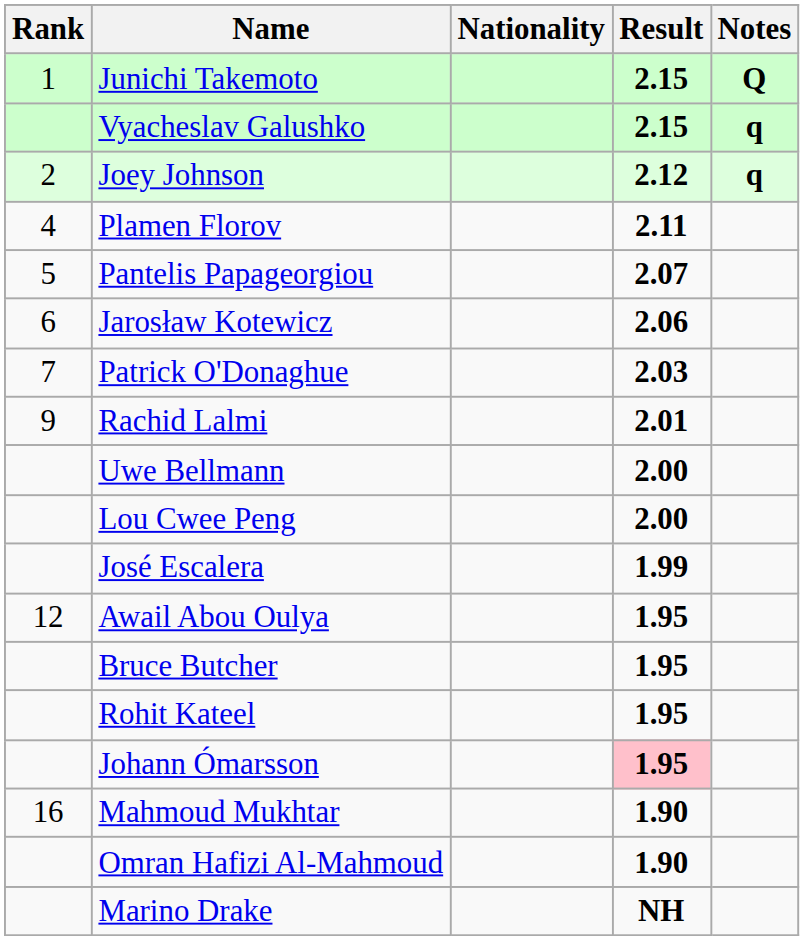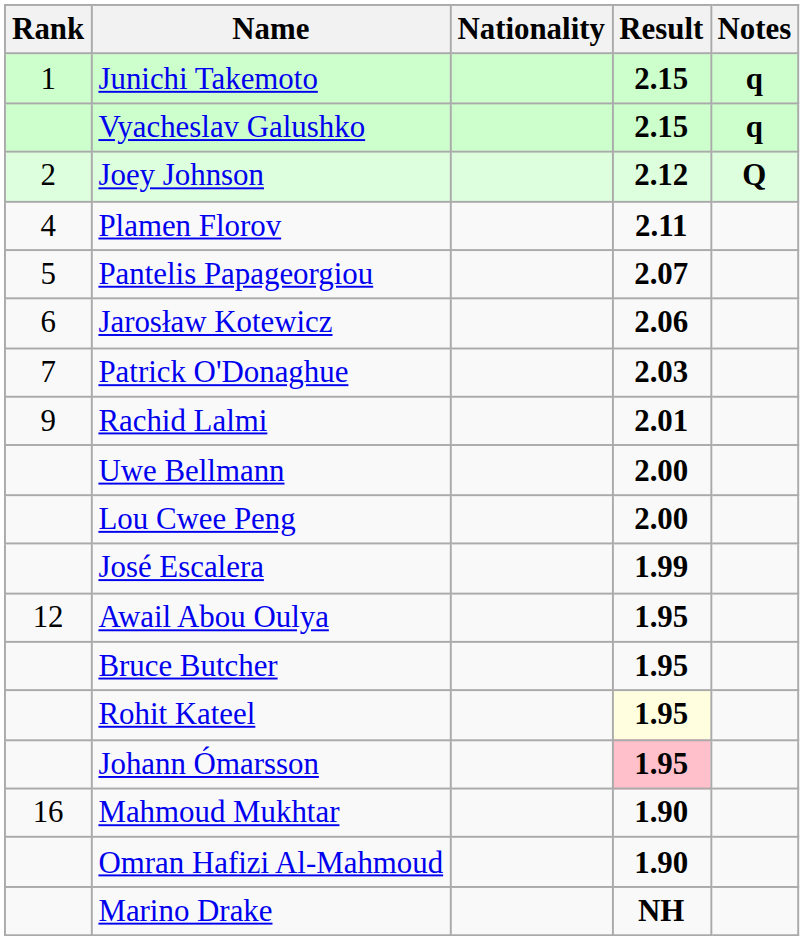(754, 77) Q -> (754, 77) q
(754, 175) q -> (754, 175) Q
(661, 714) no background -> (661, 714) lightyellow background
